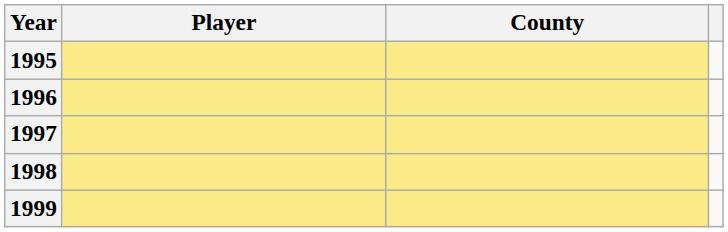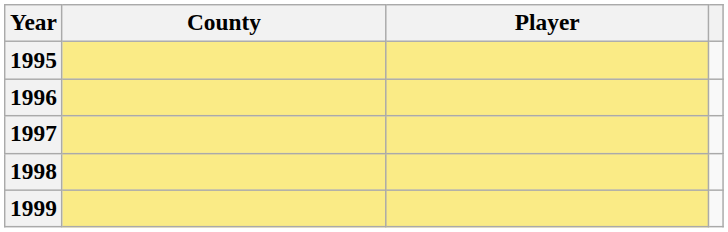columns swapped: (224, 23) <-> (547, 23)
